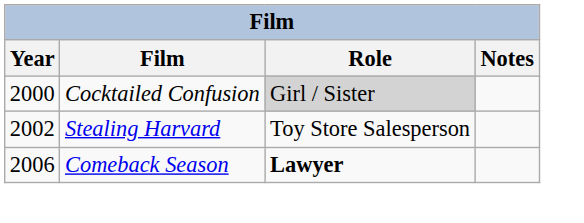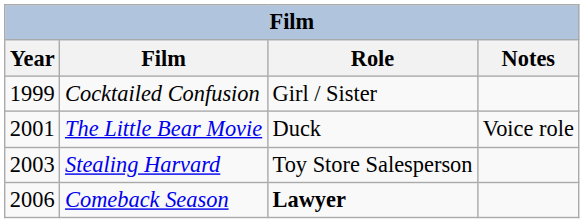(32, 93) 2000 -> (32, 93) 1999
(322, 93) lightgrey background -> (325, 93) no background
+ row: (164, 128)
(32, 128) 2002 -> (32, 164) 2003
